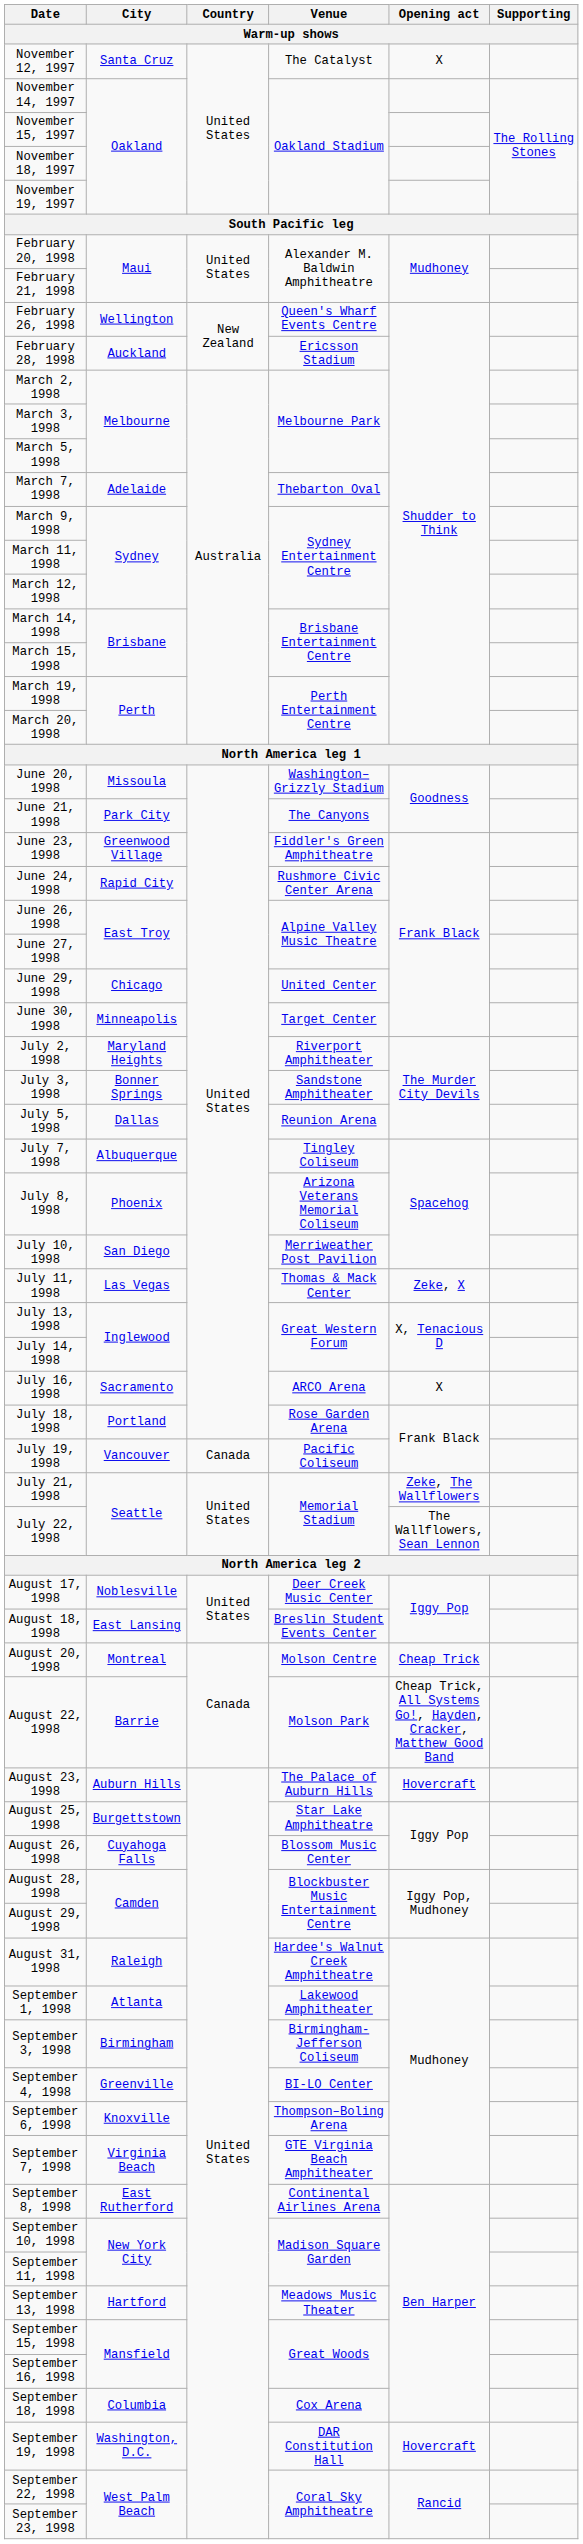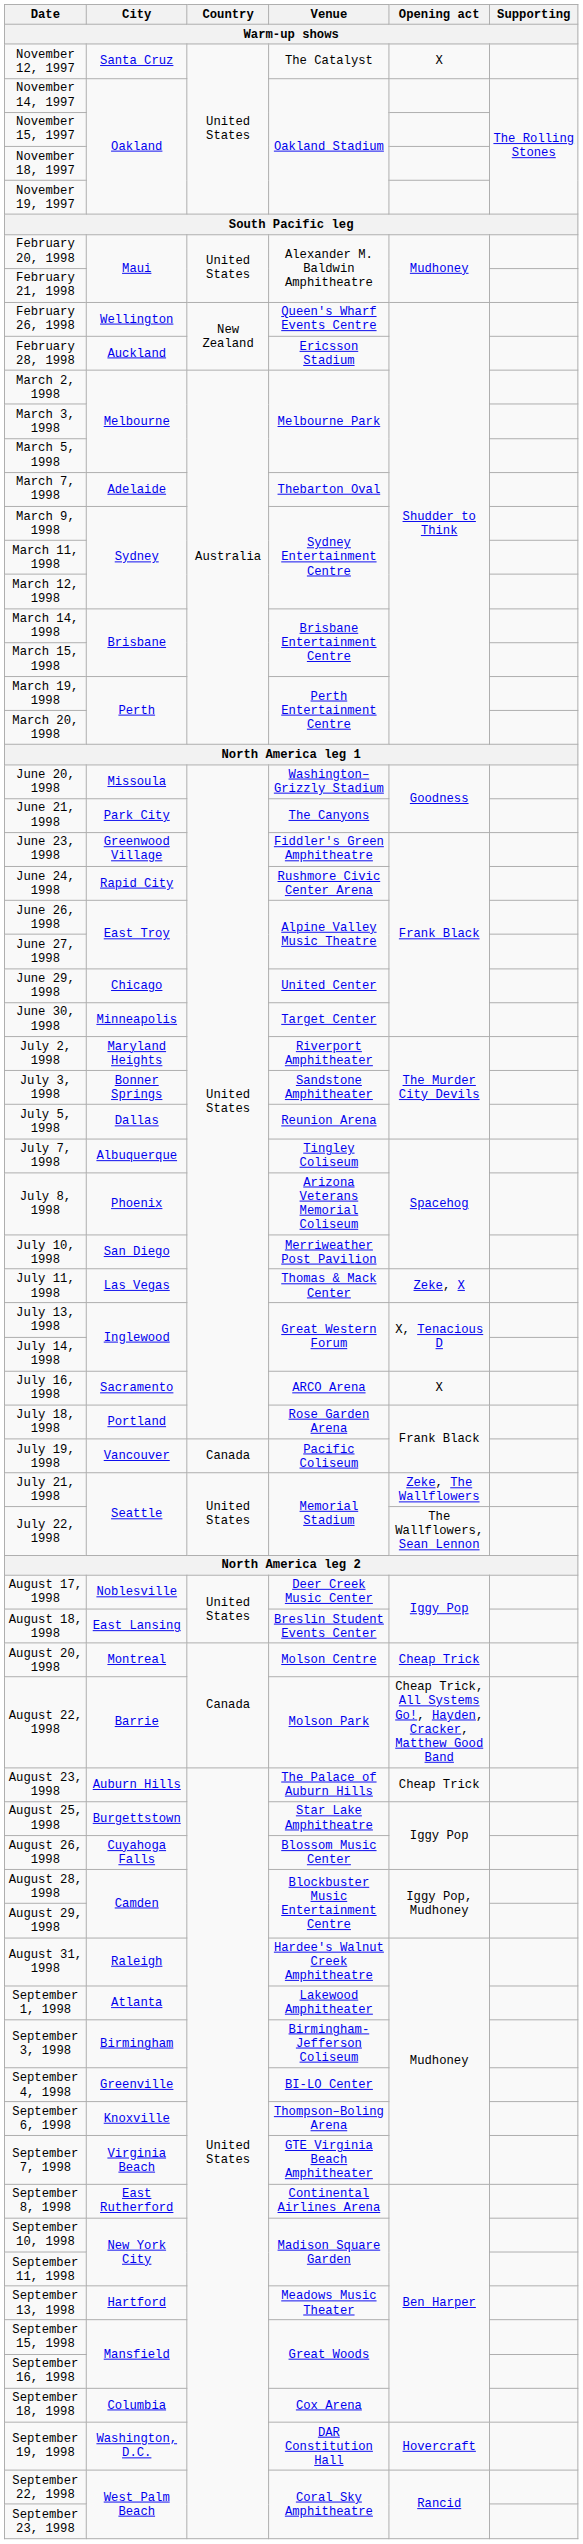(439, 1785) Hovercraft -> (439, 1785) Cheap Trick
